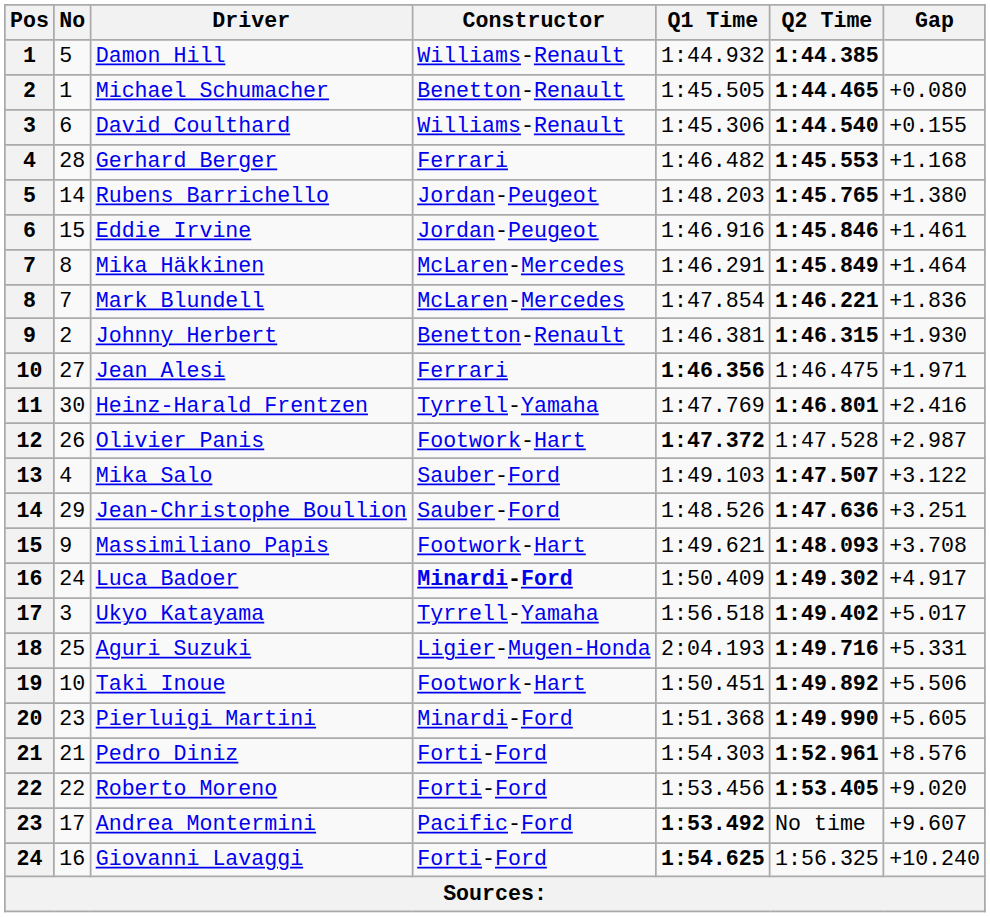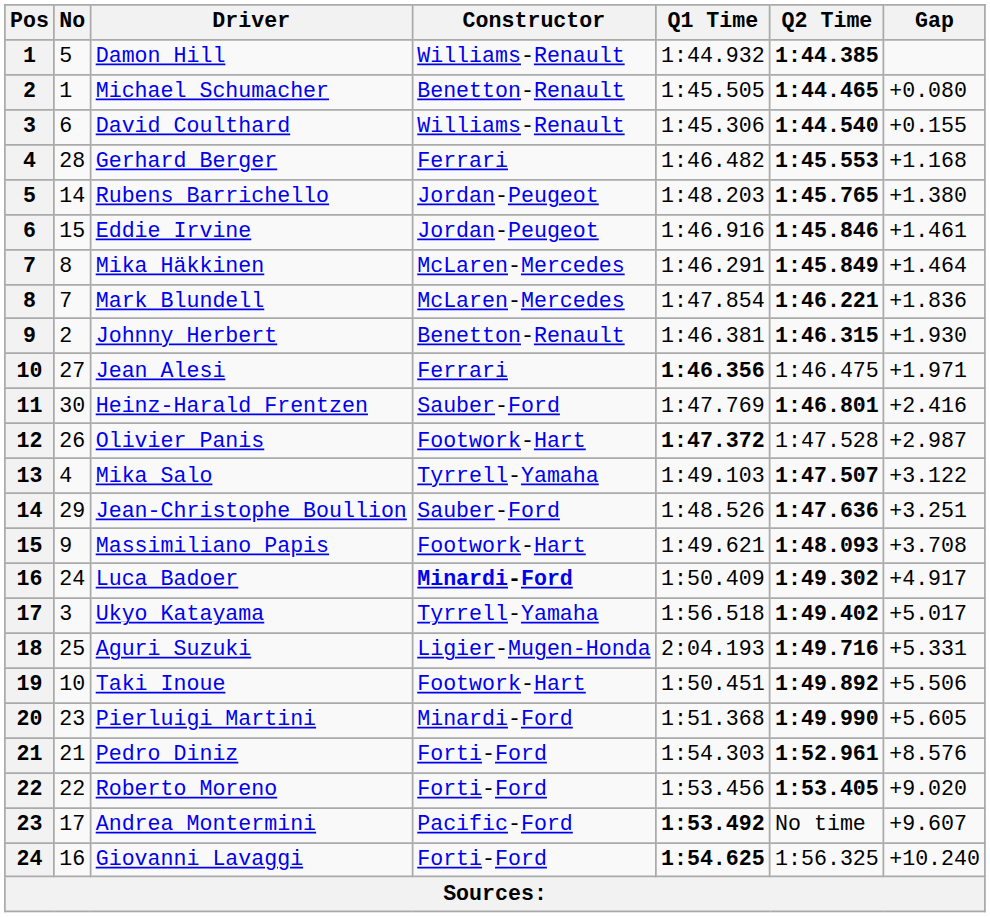(508, 406) Tyrrell-Yamaha -> (489, 406) Sauber-Ford
(489, 476) Sauber-Ford -> (508, 476) Tyrrell-Yamaha
